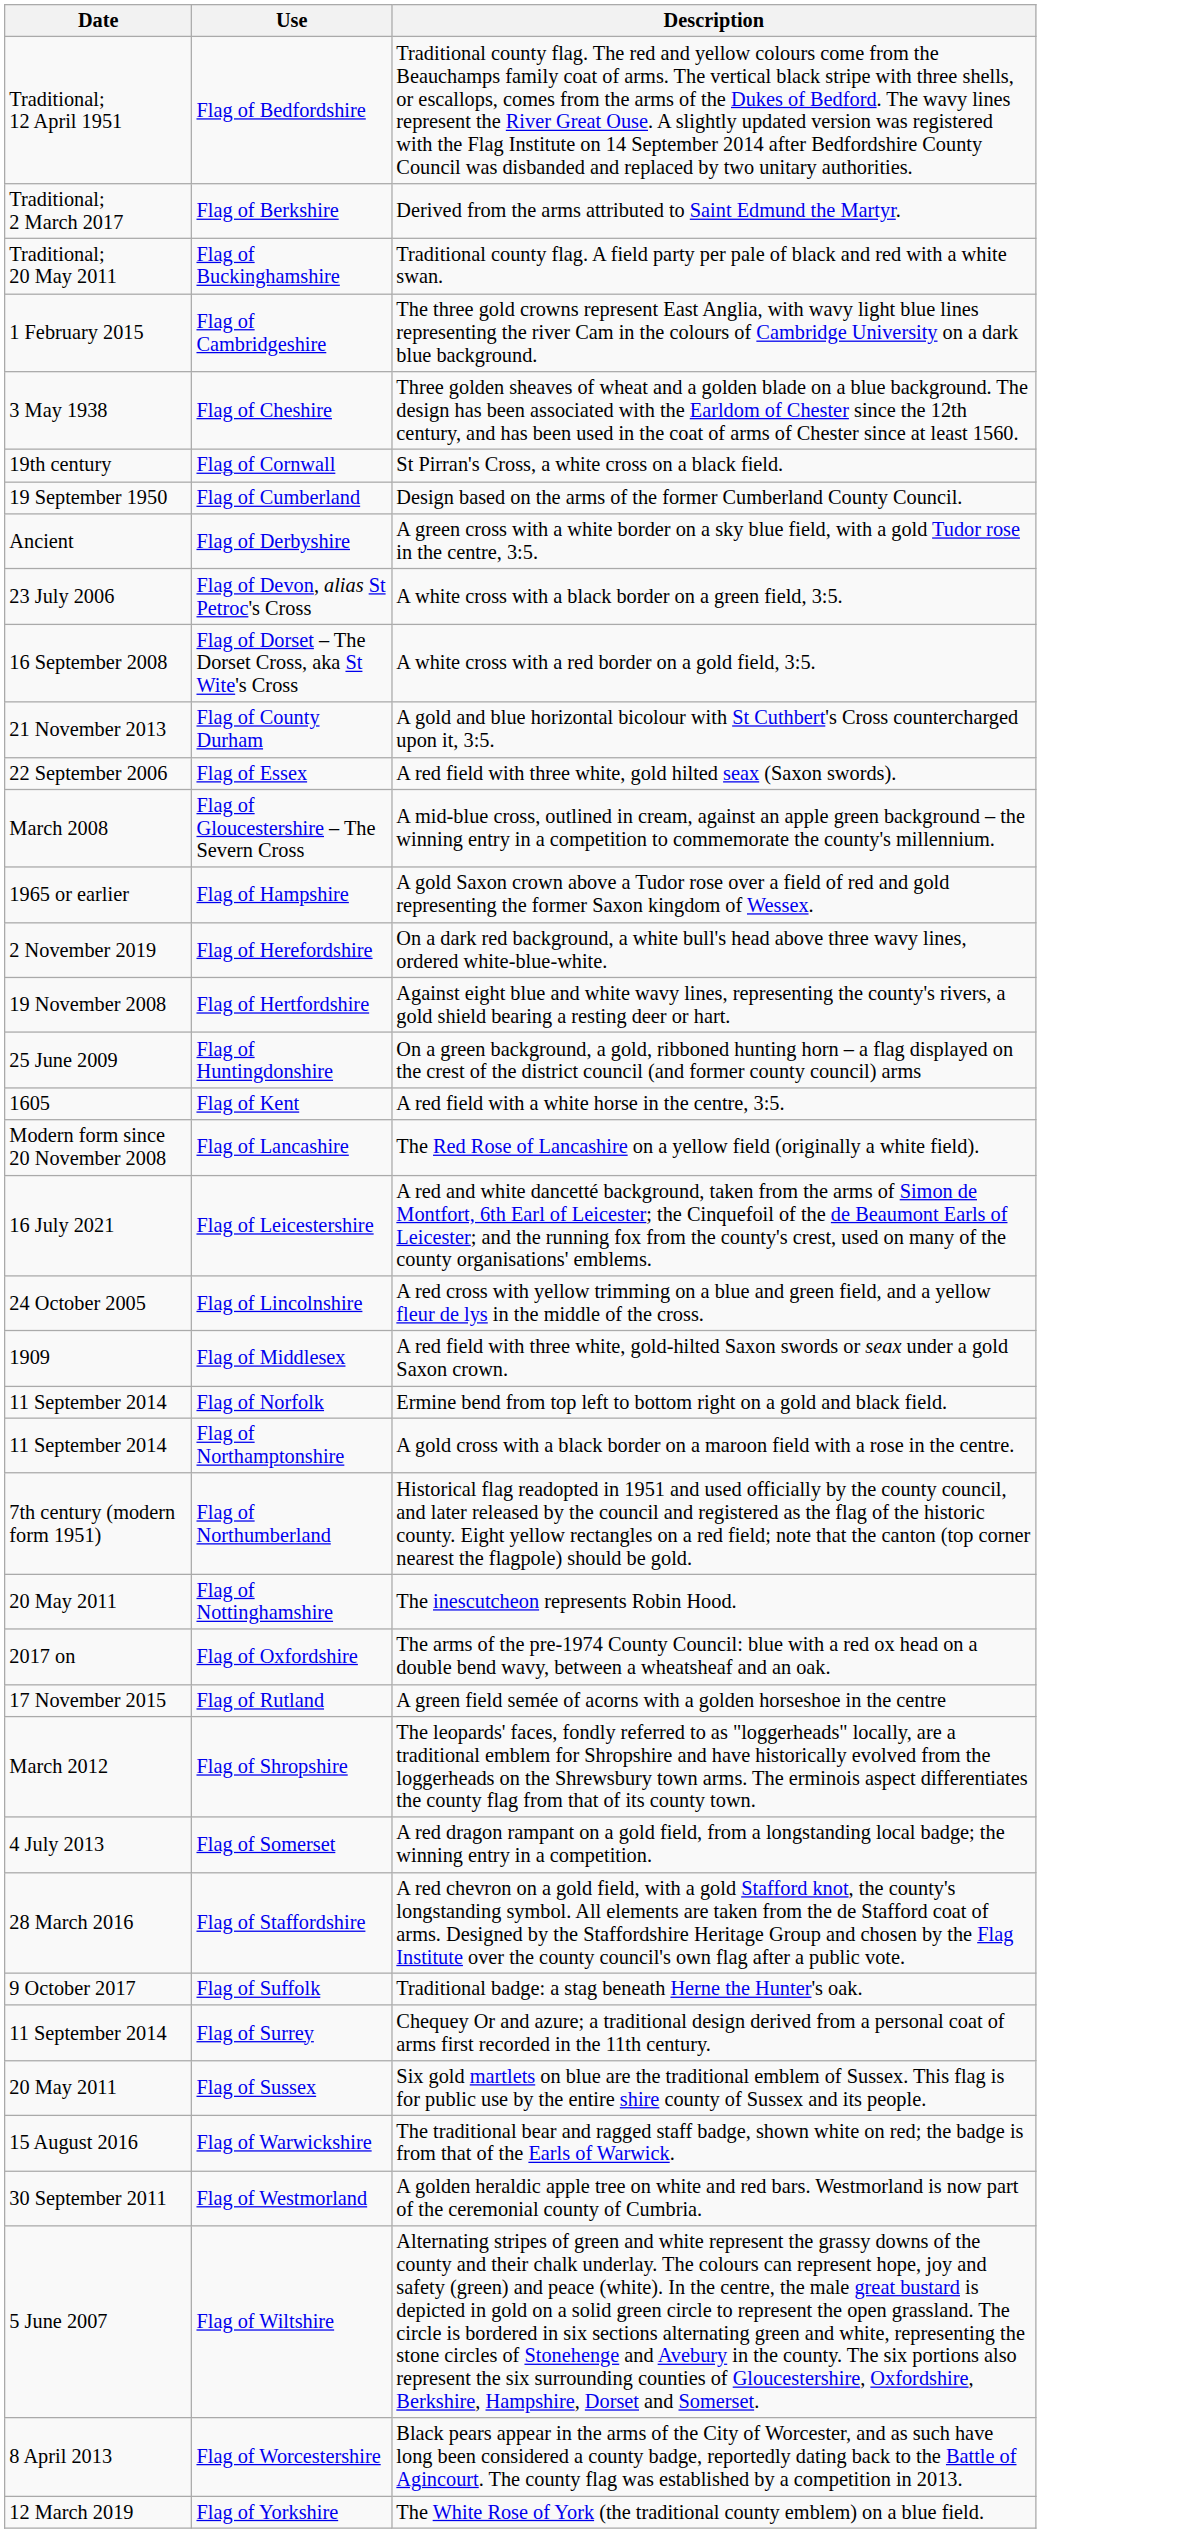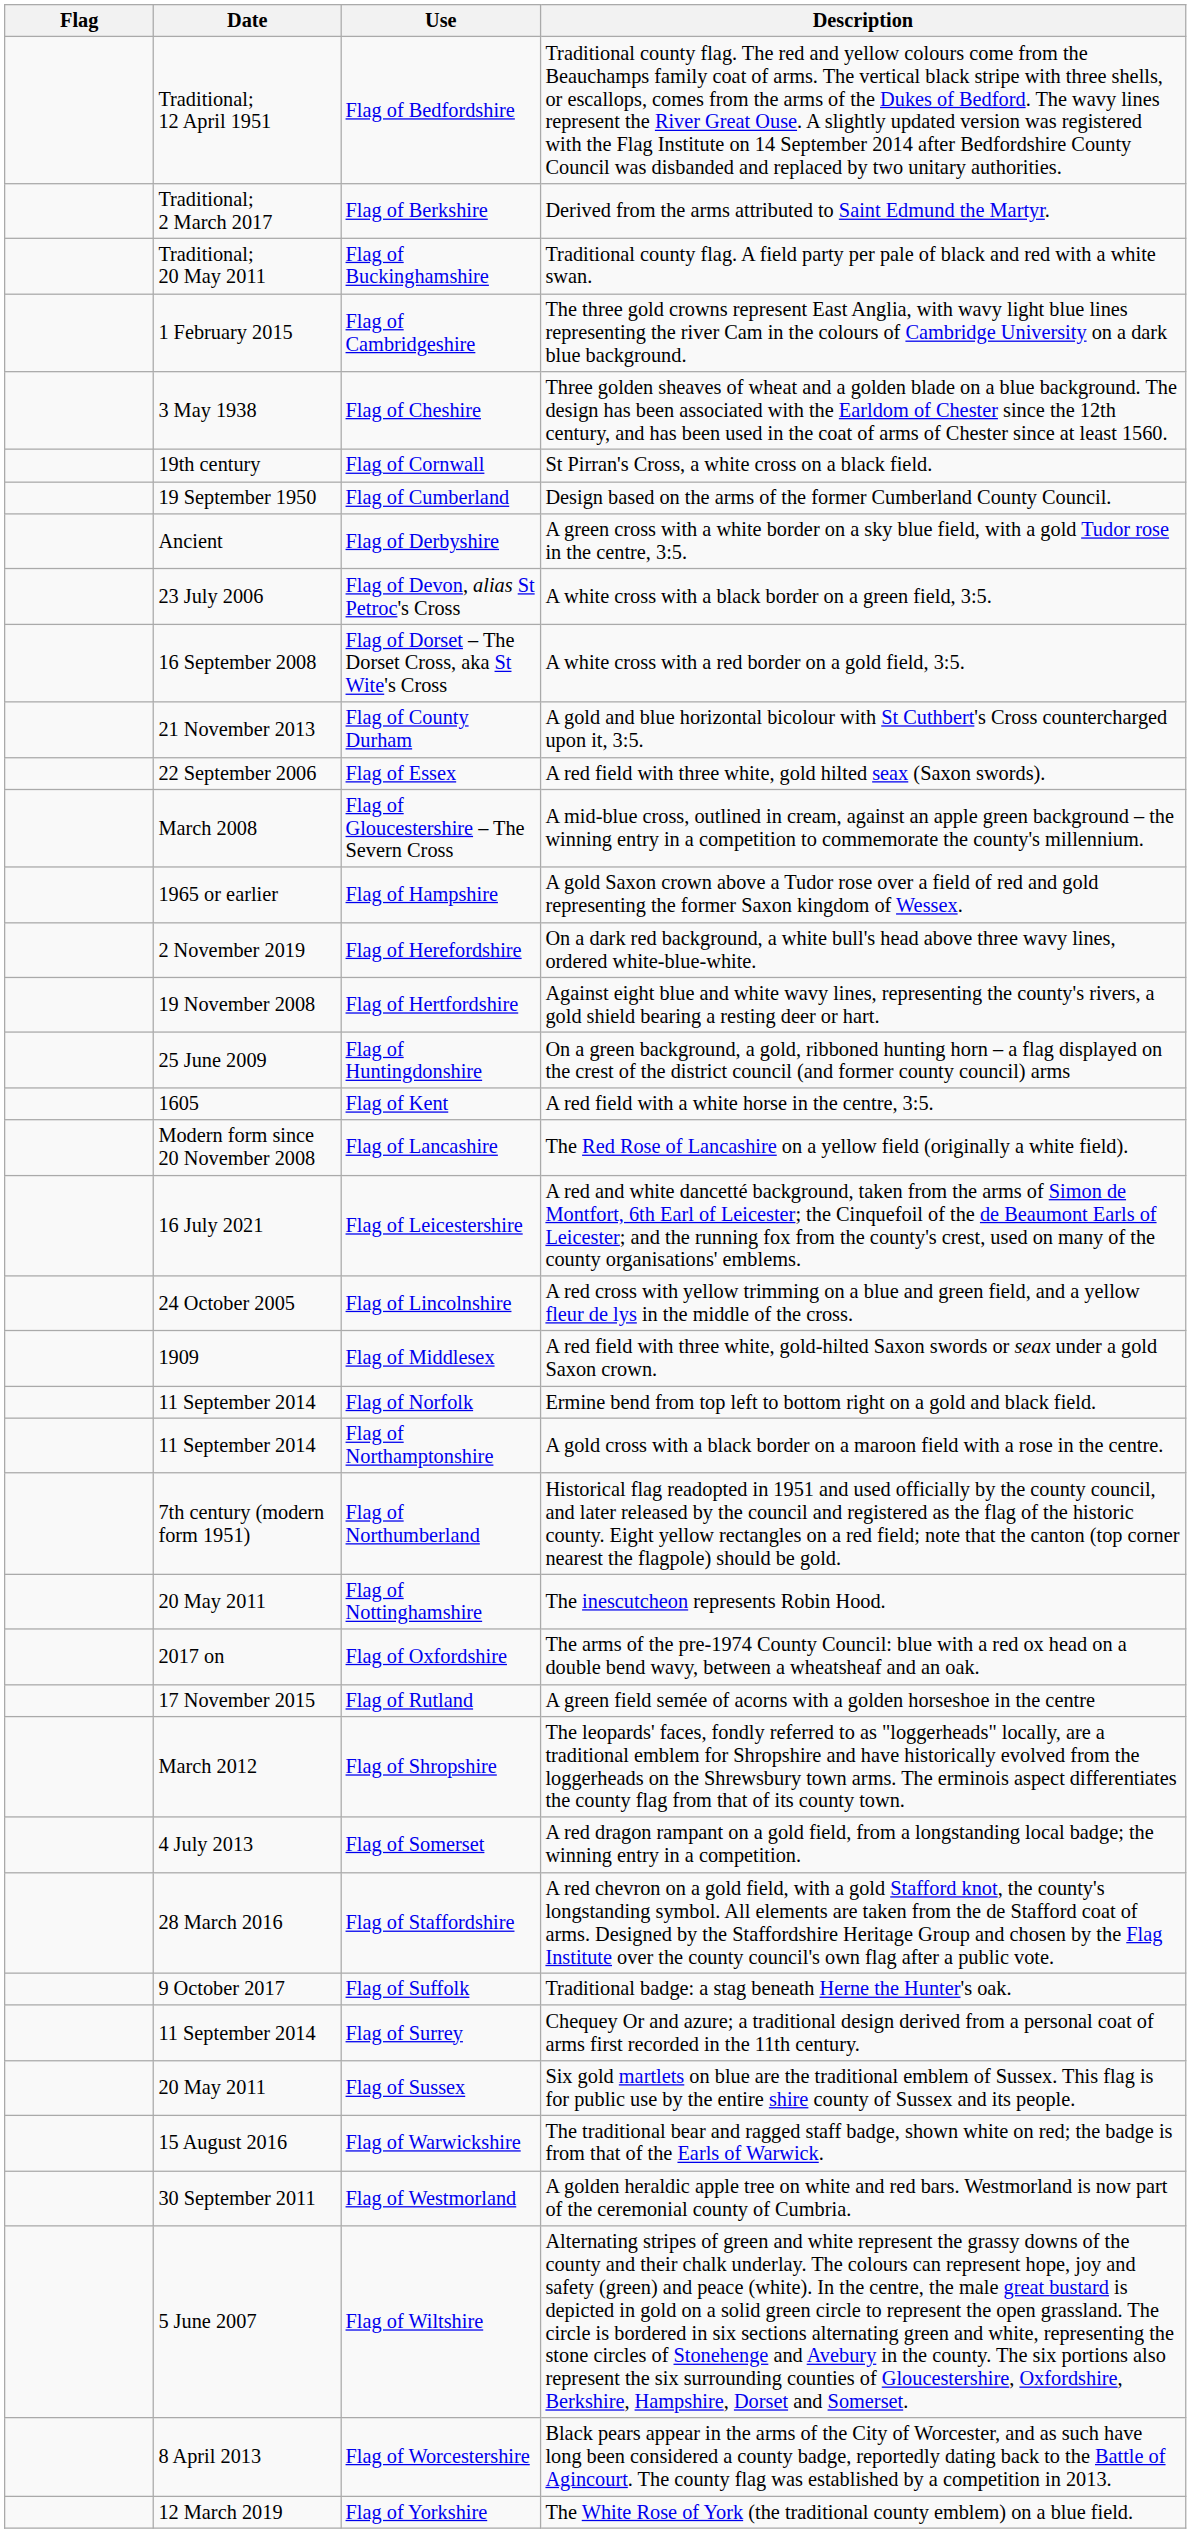+ column: (79, 20)
